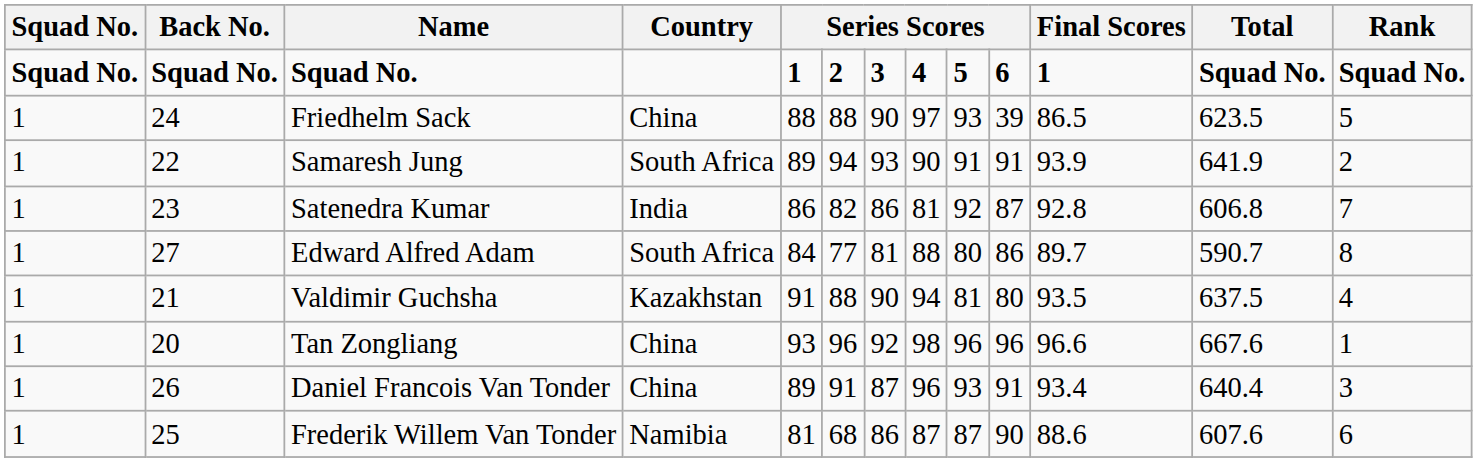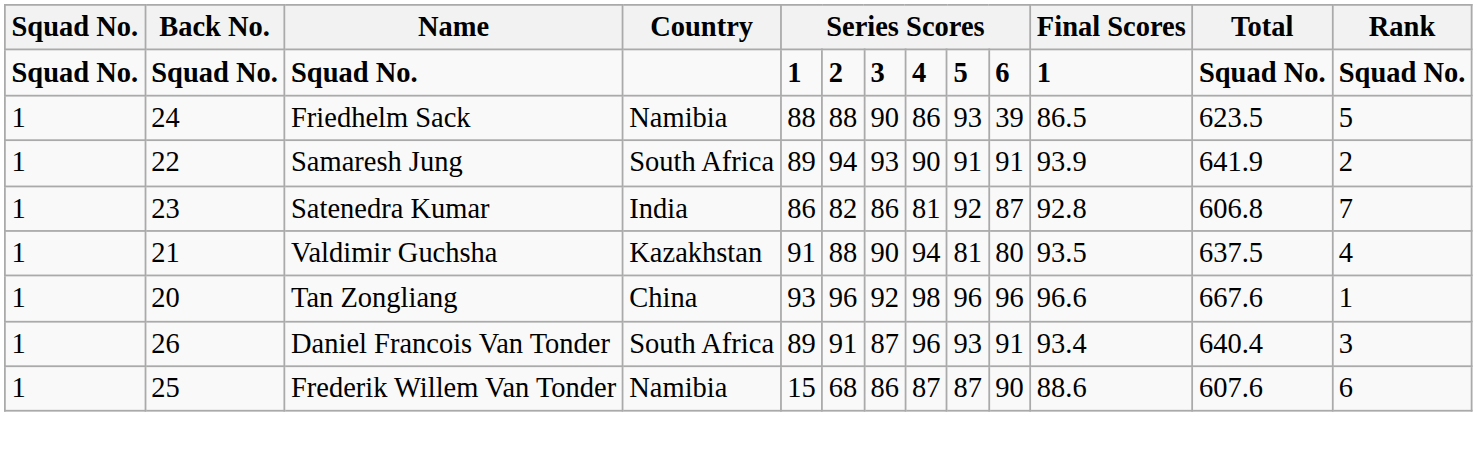(663, 117) China -> (678, 117) Namibia
(926, 117) 97 -> (926, 117) 86
- row: (413, 252)
(663, 388) China -> (702, 343) South Africa
(801, 433) 81 -> (801, 388) 15
